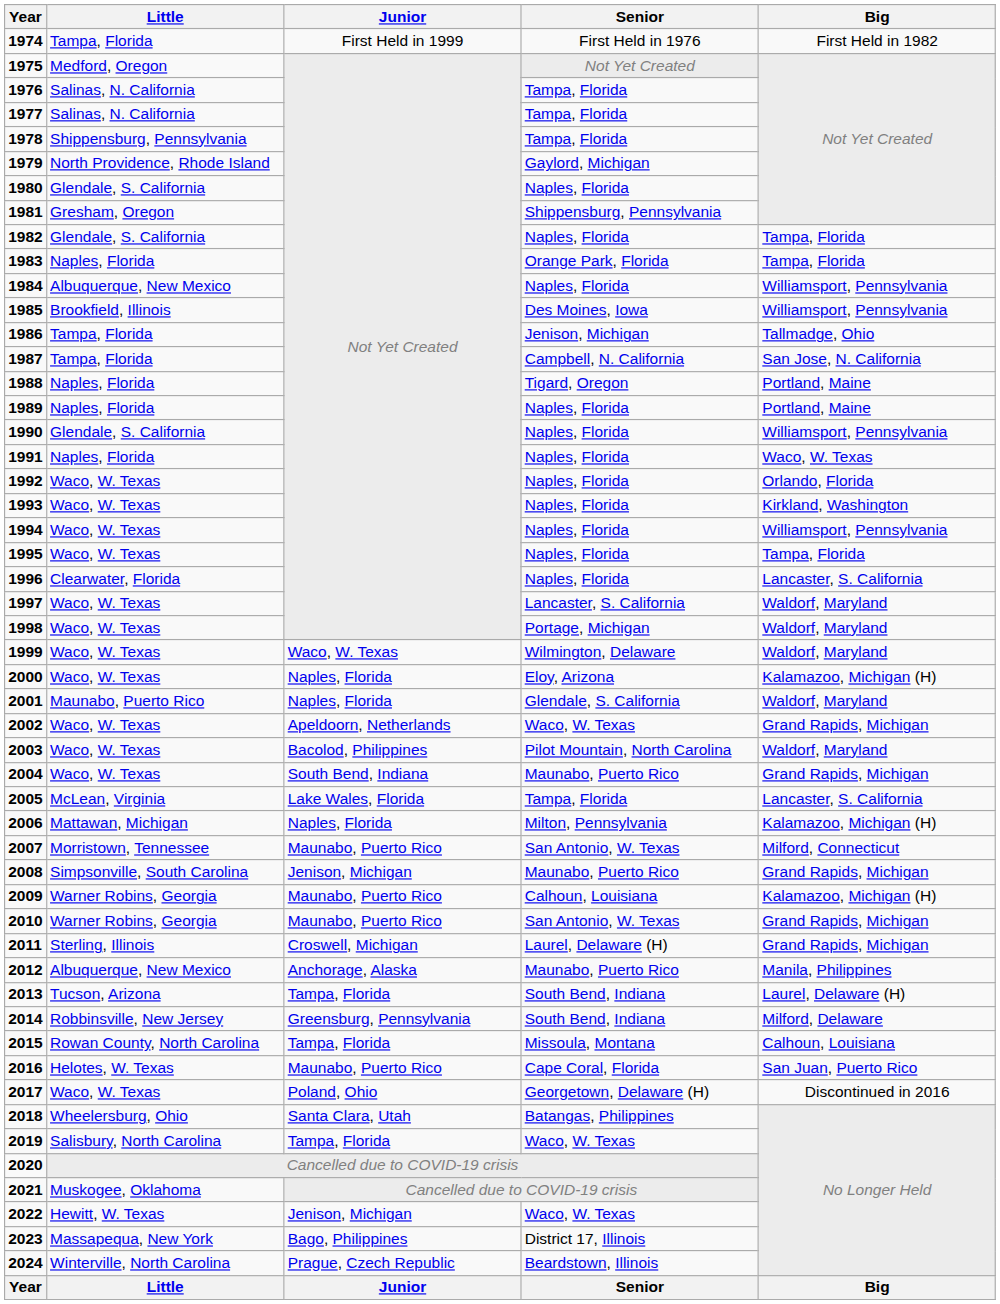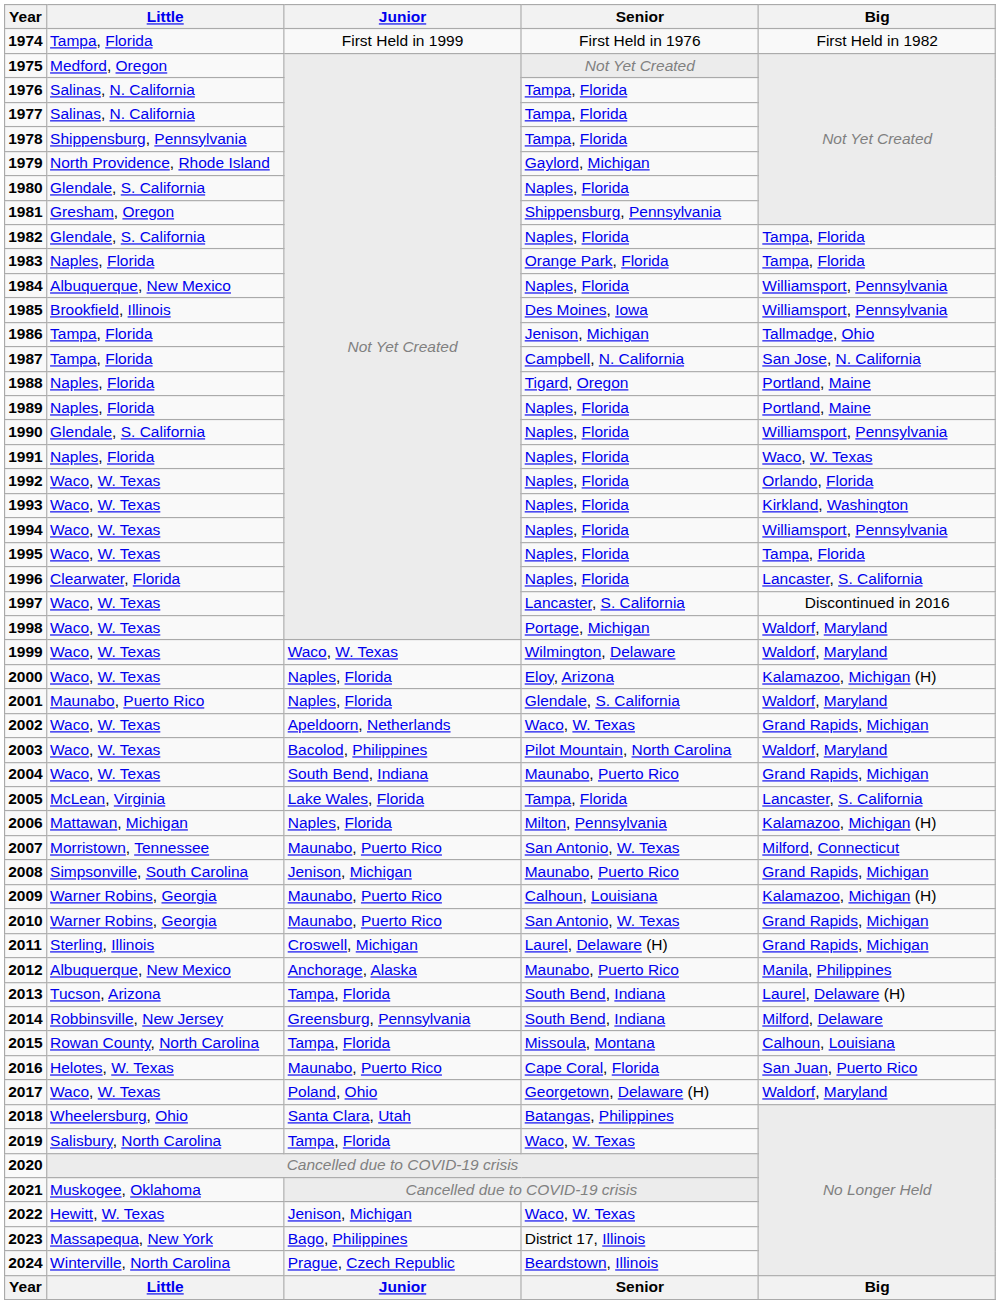(825, 603) Waldorf, Maryland -> (877, 603) Discontinued in 2016
(877, 1092) Discontinued in 2016 -> (825, 1092) Waldorf, Maryland
